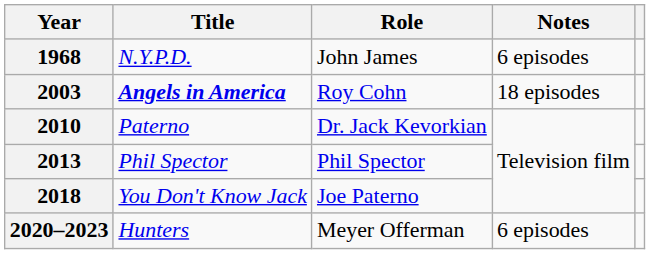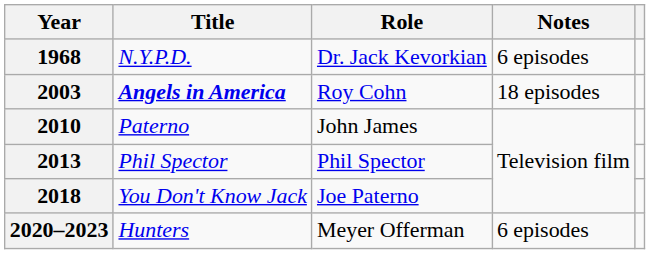(367, 56) John James -> (402, 56) Dr. Jack Kevorkian
(402, 126) Dr. Jack Kevorkian -> (367, 126) John James
